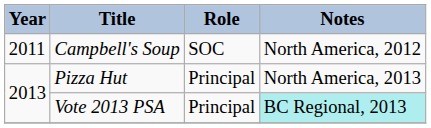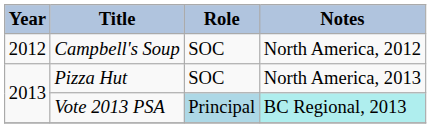(27, 48) 2011 -> (27, 48) 2012
(222, 78) Principal -> (206, 78) SOC
(222, 107) no background -> (222, 107) lightblue background
